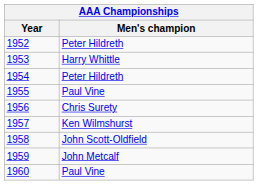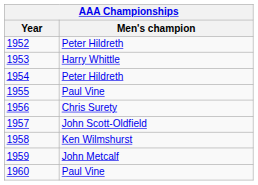(97, 124) Ken Wilmshurst -> (104, 124) John Scott-Oldfield
(104, 140) John Scott-Oldfield -> (97, 140) Ken Wilmshurst
